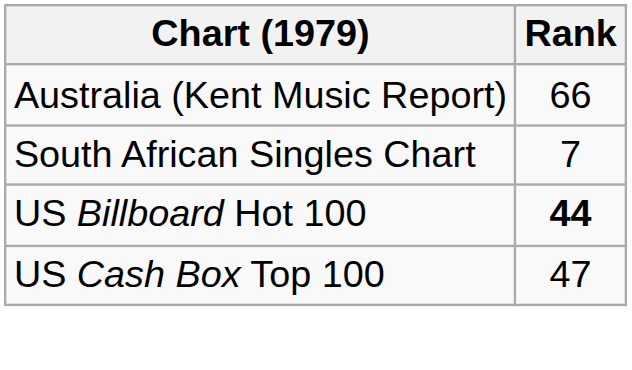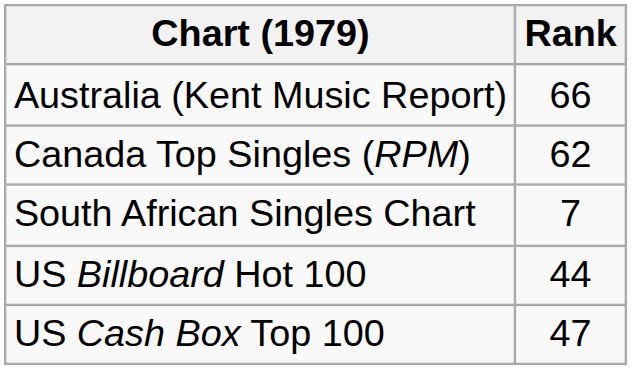+ row: (242, 154)
(571, 214) bold -> (571, 273) normal
